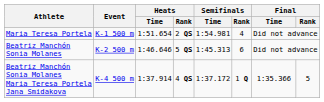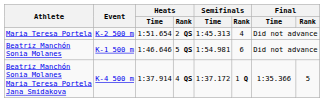(115, 33) K-1 500 m -> (115, 33) K-2 500 m
(213, 33) 1:54.981 -> (213, 33) 1:45.313
(115, 49) K-2 500 m -> (115, 49) K-1 500 m
(213, 49) 1:45.313 -> (213, 49) 1:54.981
